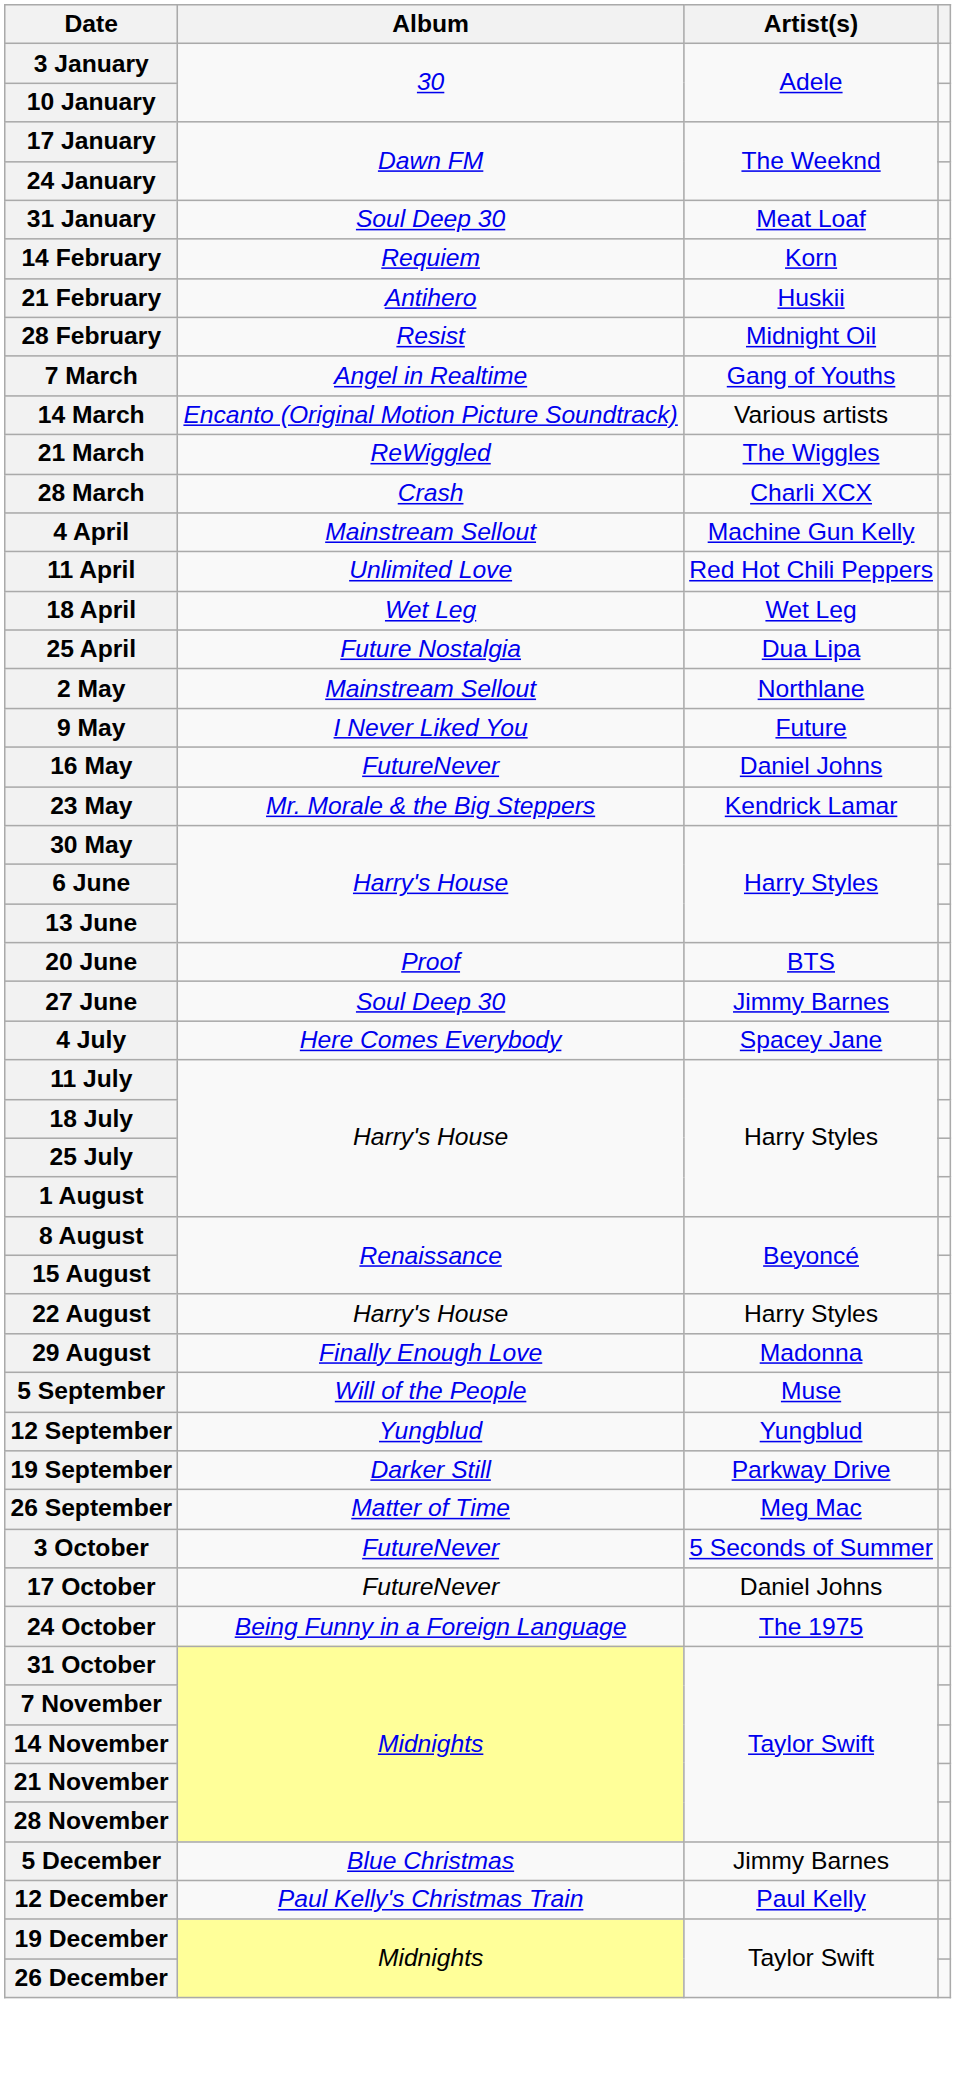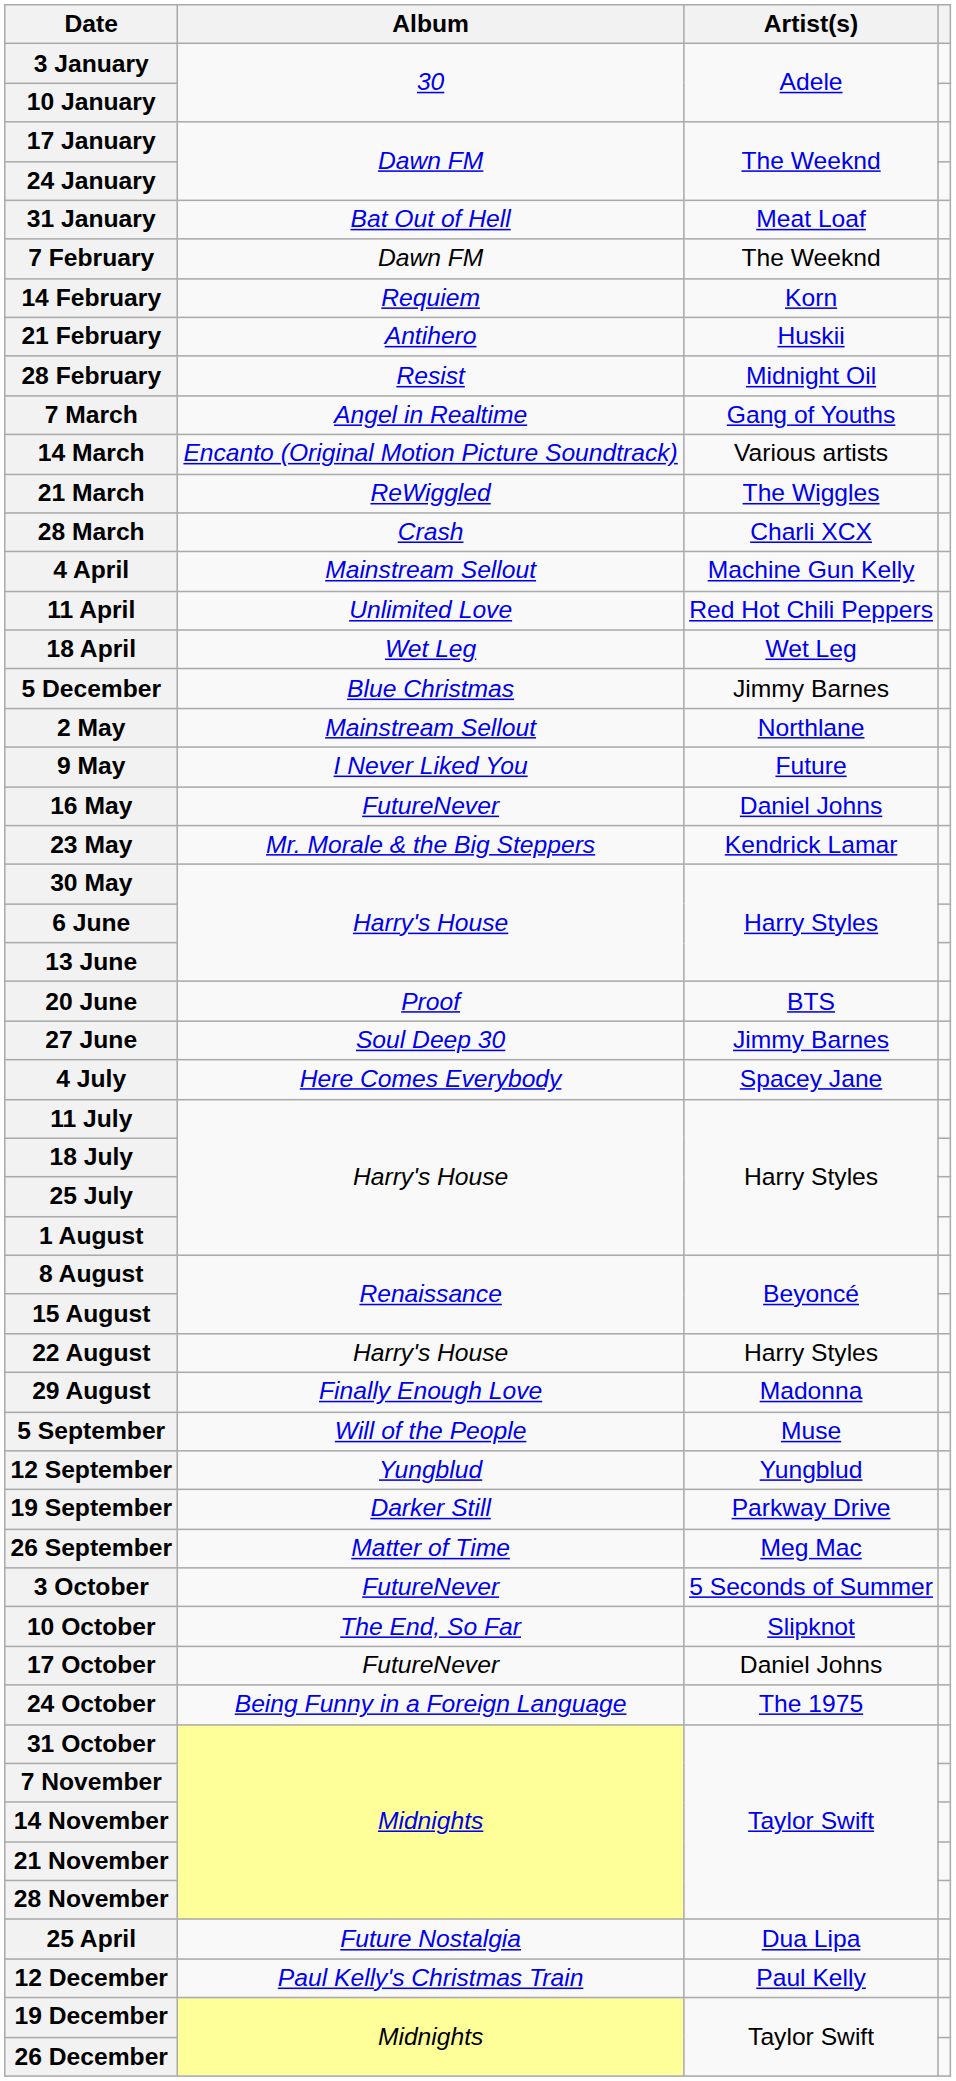(431, 219) Soul Deep 30 -> (431, 219) Bat Out of Hell
+ row: (91, 258)
rows swapped: (91, 649) <-> (91, 1860)
+ row: (91, 1626)
